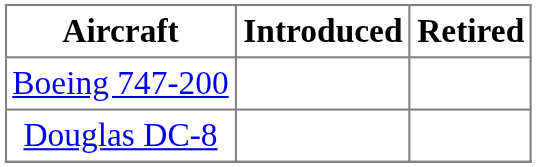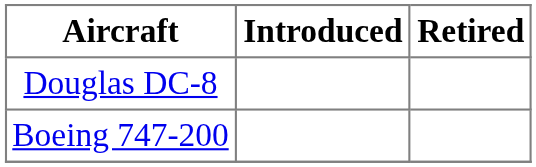rows swapped: (120, 135) <-> (120, 82)
